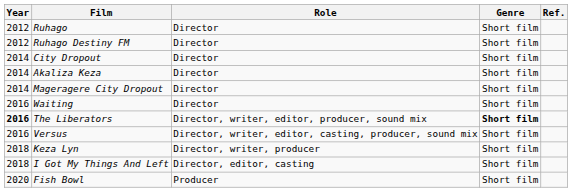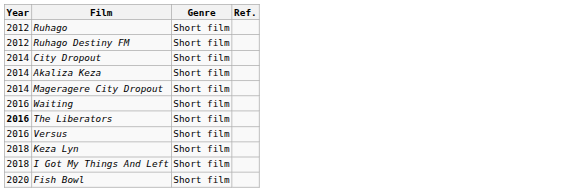- column: (325, 12)
(510, 119) bold -> (201, 119) normal
